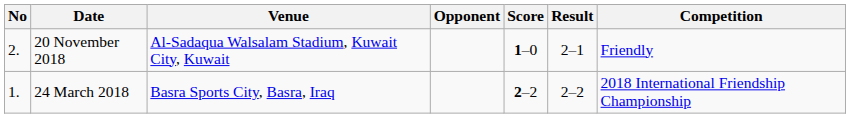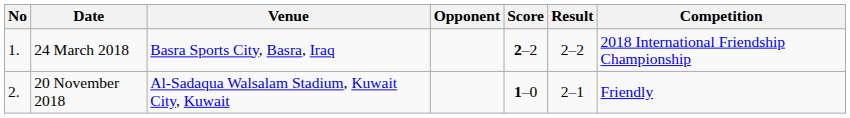rows swapped: (82, 92) <-> (77, 50)
